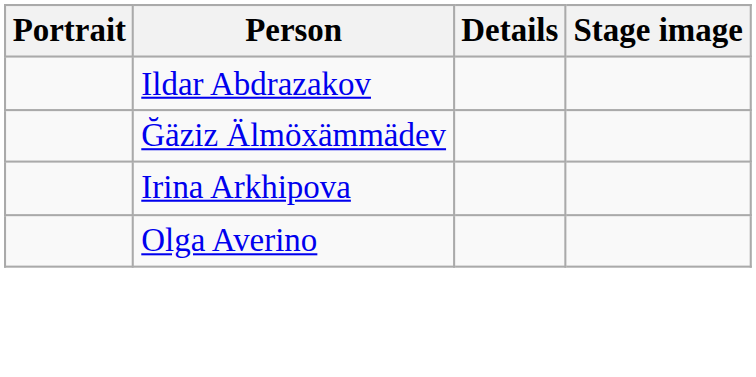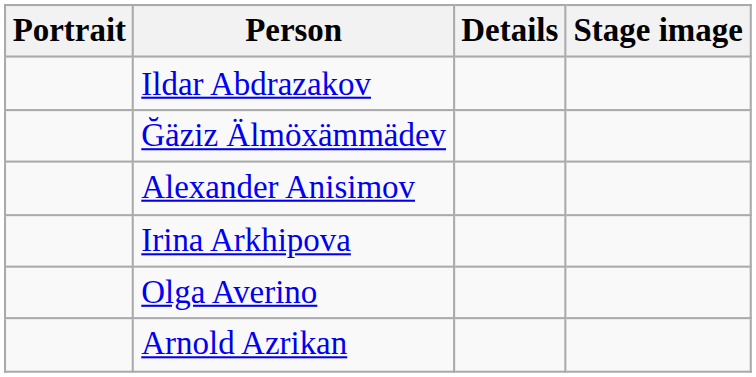+ row: (278, 187)
+ row: (244, 344)
